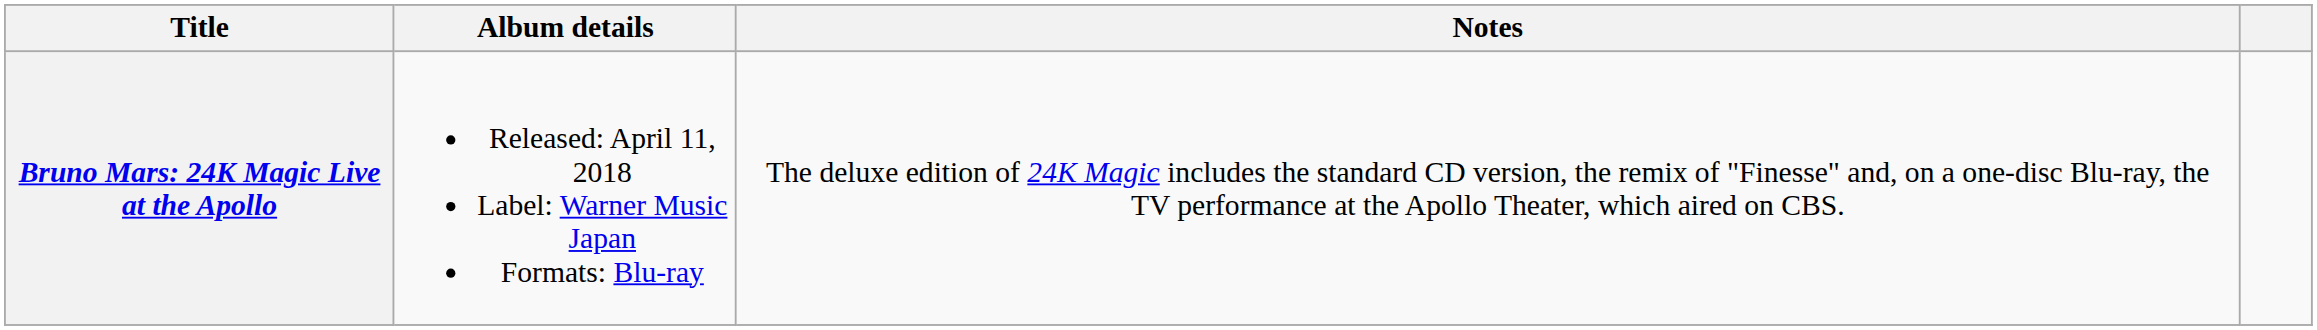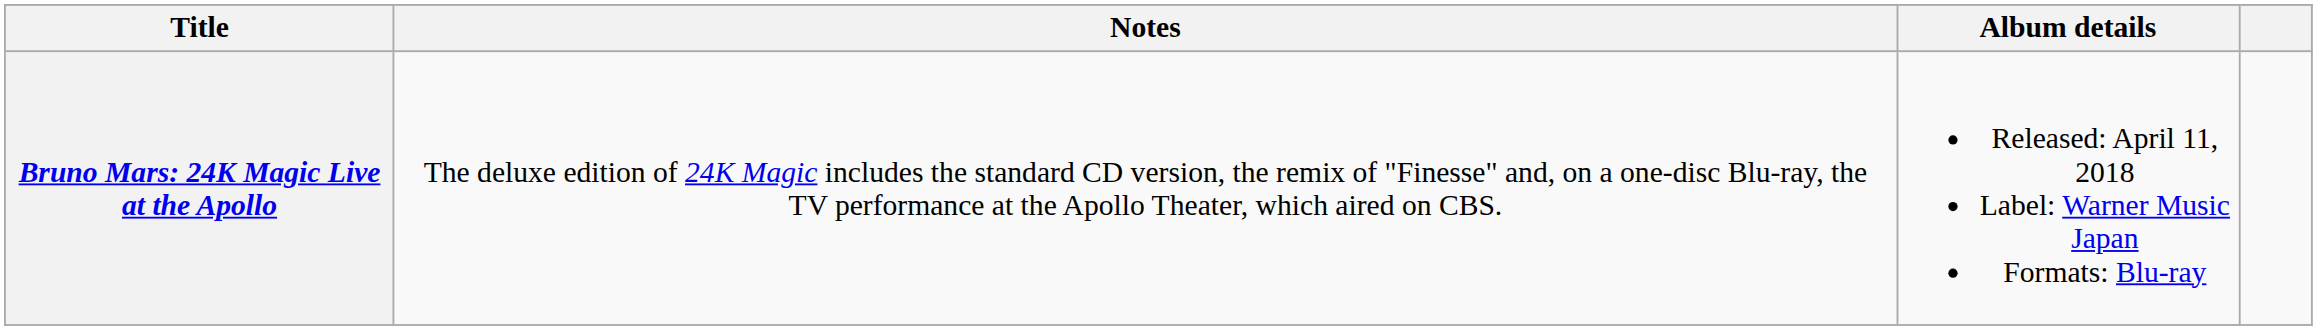columns swapped: (565, 27) <-> (1488, 27)
